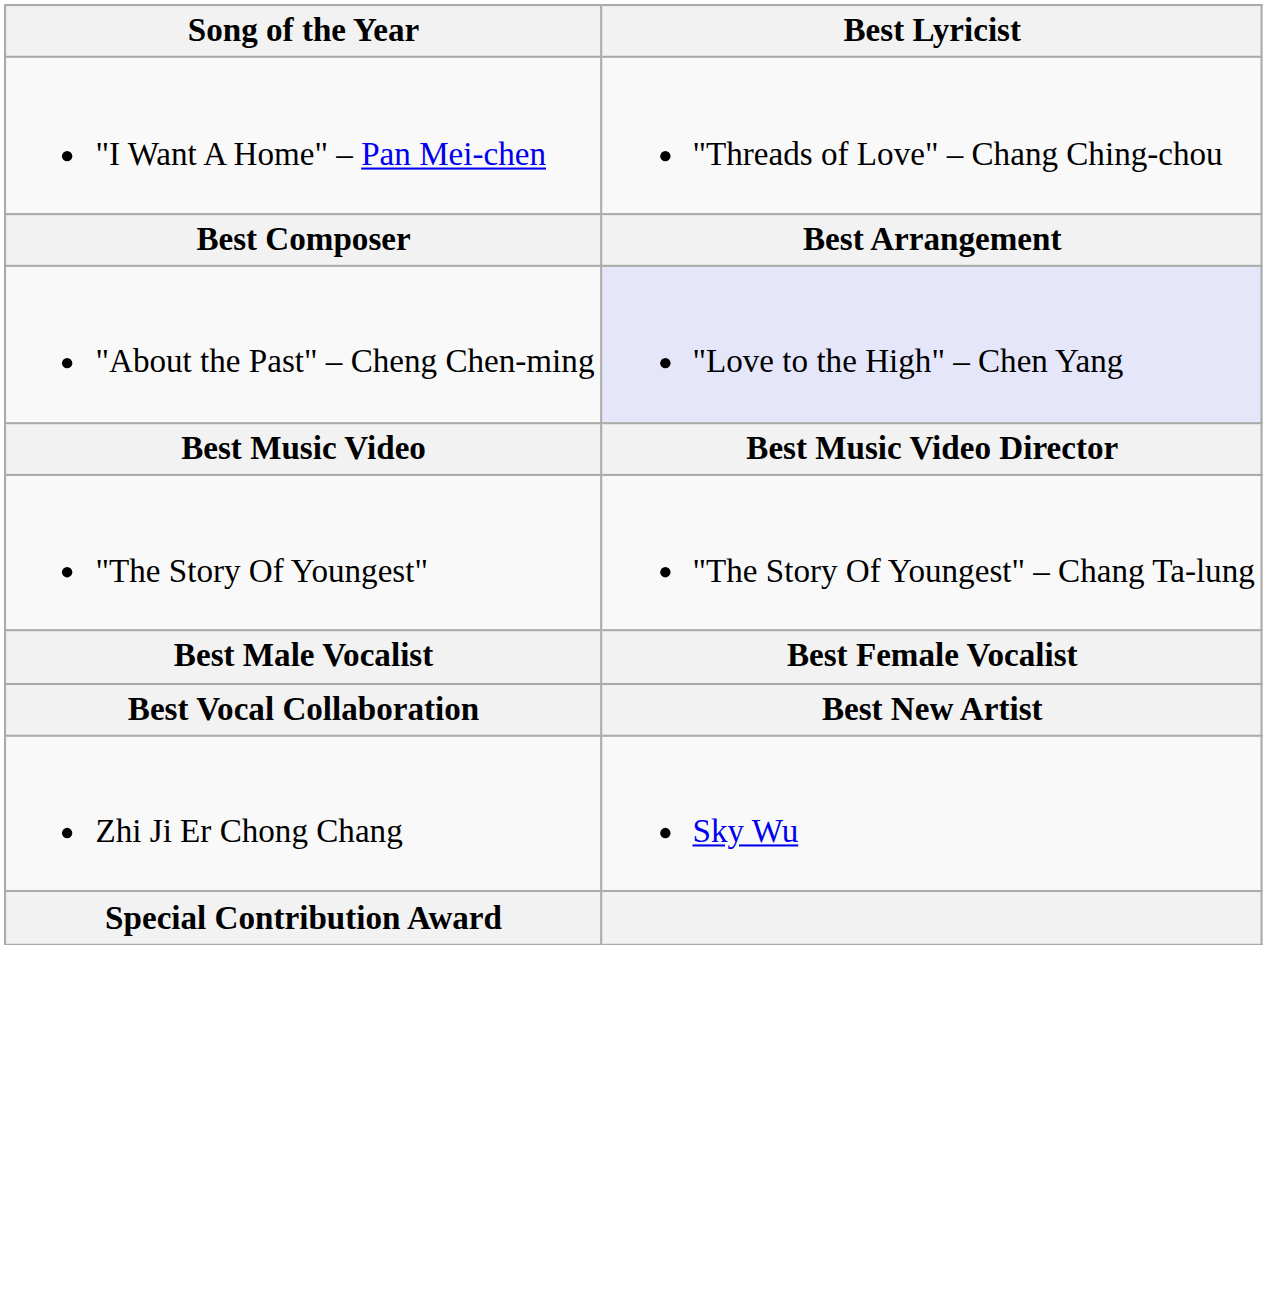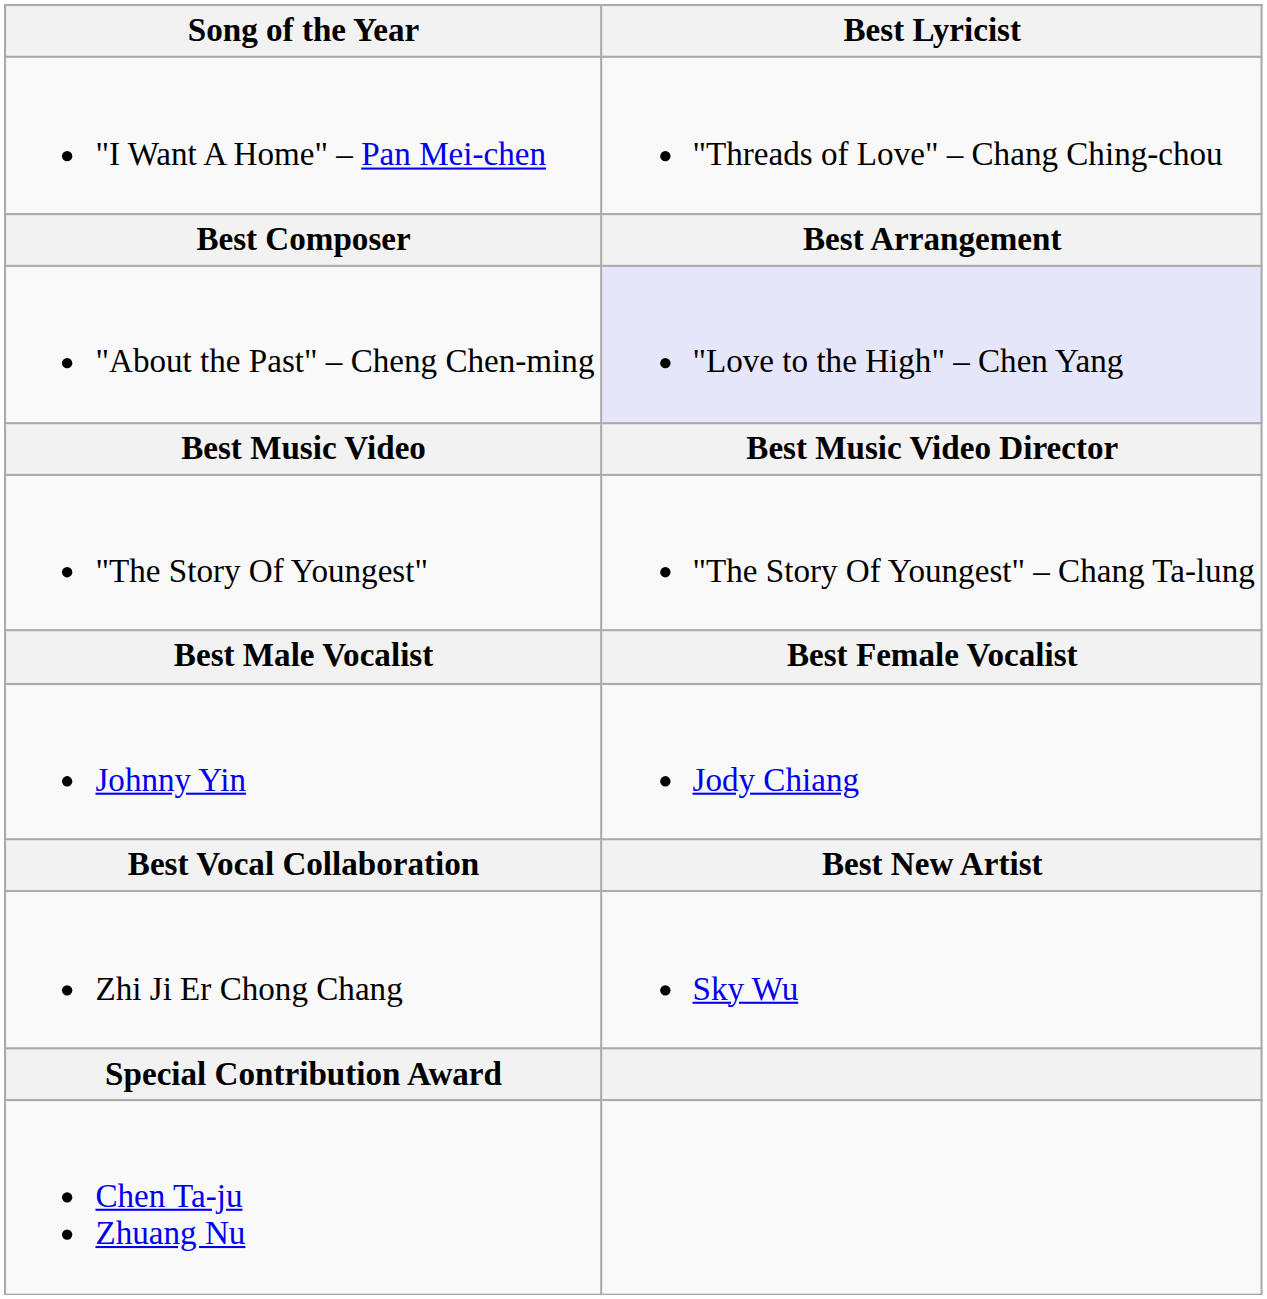+ row: (304, 780)
+ row: (304, 1216)
